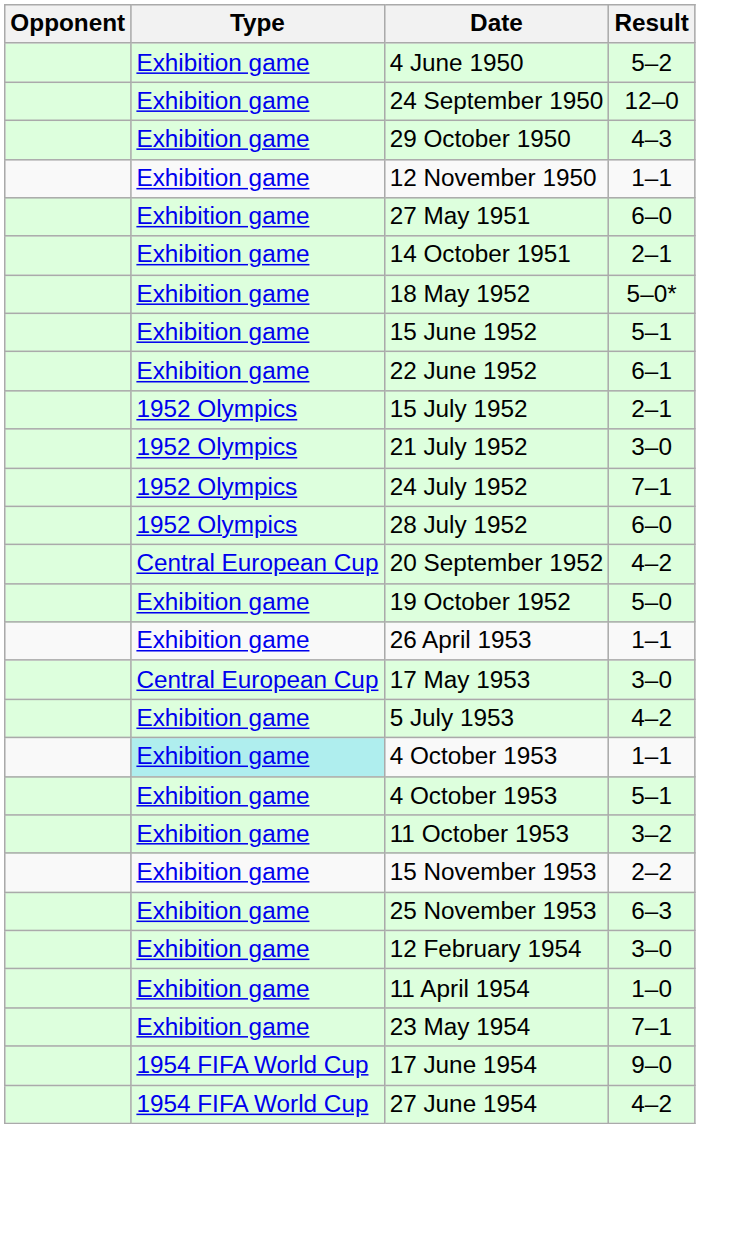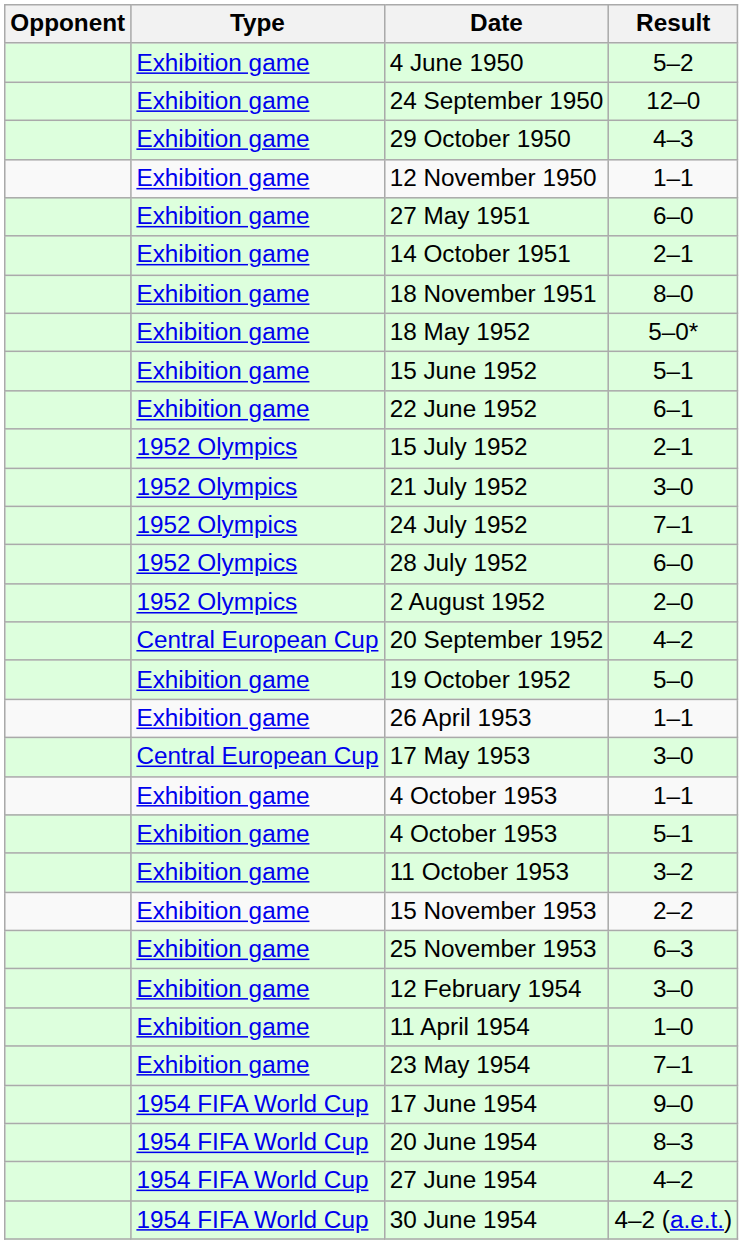+ row: (493, 293)
+ row: (467, 602)
- row: (452, 718)
(223, 756) paleturquoise background -> (223, 795) no background
+ row: (463, 1142)
+ row: (463, 1219)
